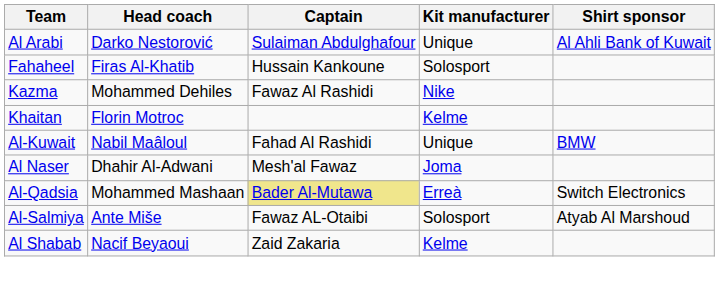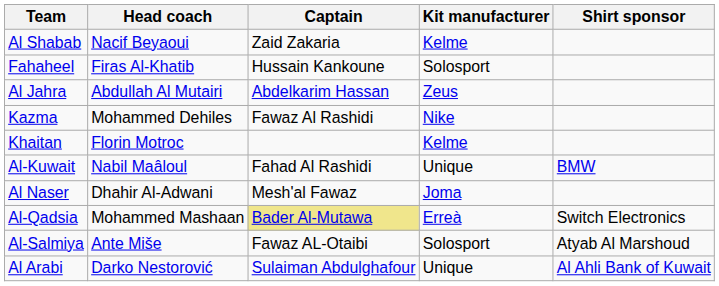rows swapped: (35, 42) <-> (45, 243)
+ row: (37, 92)
